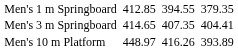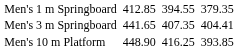(139, 25) 414.65 -> (139, 25) 441.65
(139, 42) 448.97 -> (139, 42) 448.90
(178, 42) 416.26 -> (178, 42) 416.25
(217, 42) 393.89 -> (217, 42) 393.85
